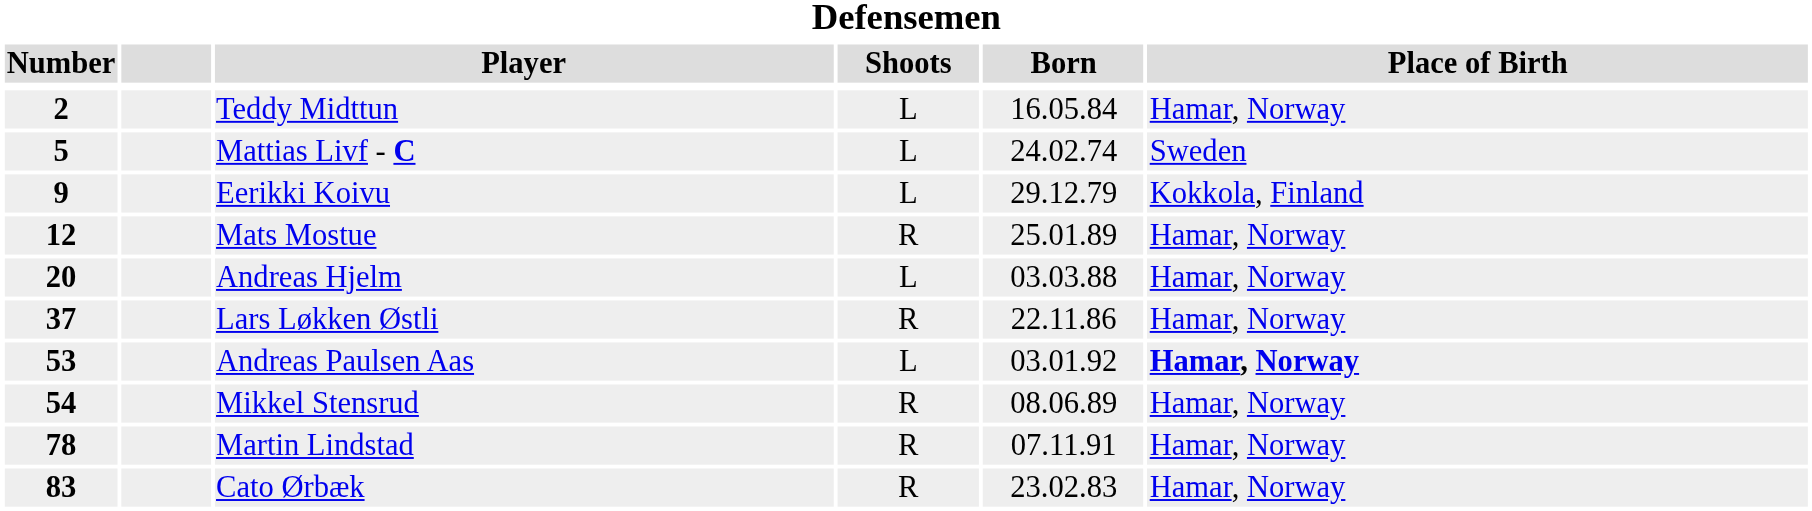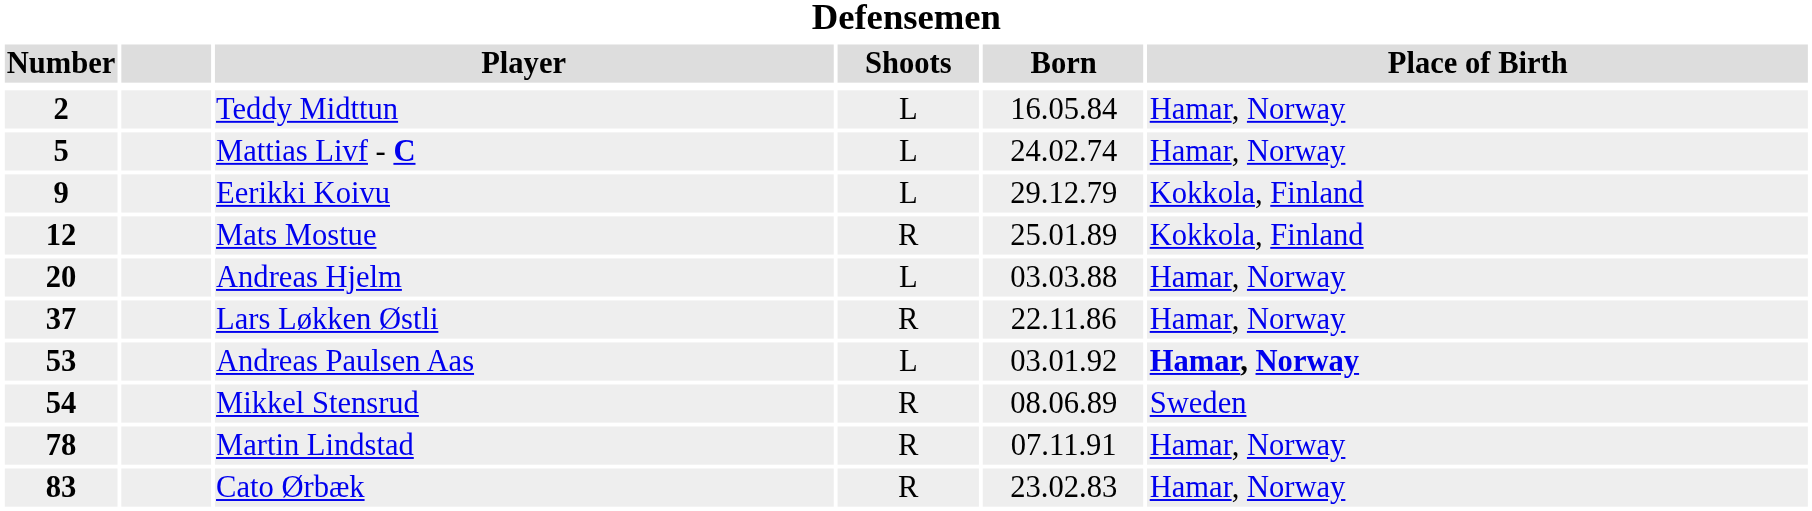(1198, 150) Sweden -> (1248, 150) Hamar, Norway
(1248, 235) Hamar, Norway -> (1257, 235) Kokkola, Finland
(1248, 403) Hamar, Norway -> (1198, 403) Sweden
